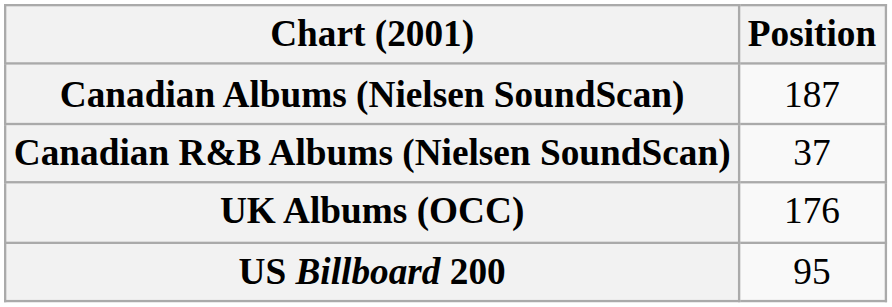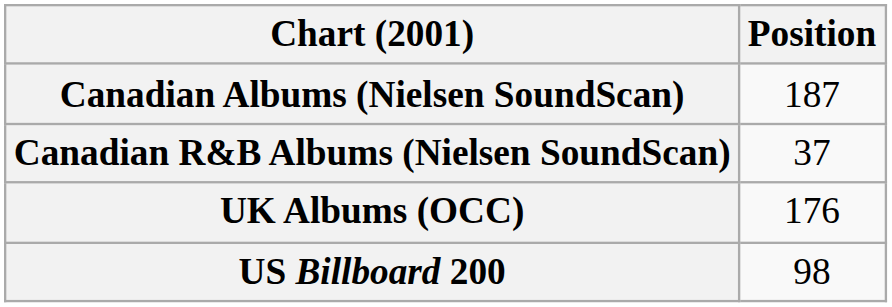(812, 270) 95 -> (812, 270) 98
